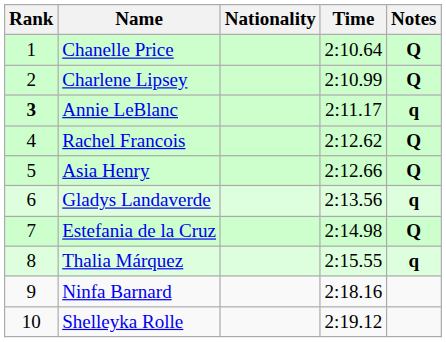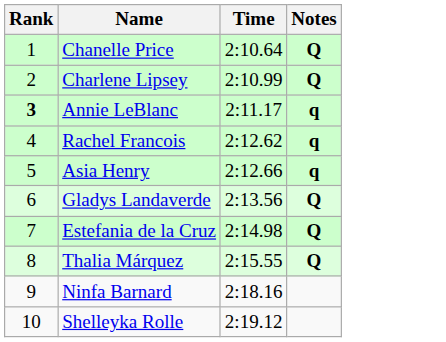- column: (270, 19)
(414, 140) Q -> (314, 140) q
(414, 170) Q -> (314, 170) q
(414, 200) q -> (314, 200) Q
(414, 261) q -> (314, 261) Q
